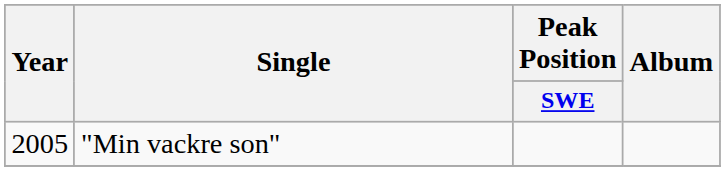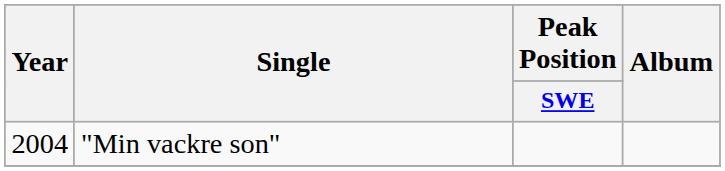(40, 143) 2005 -> (40, 143) 2004
